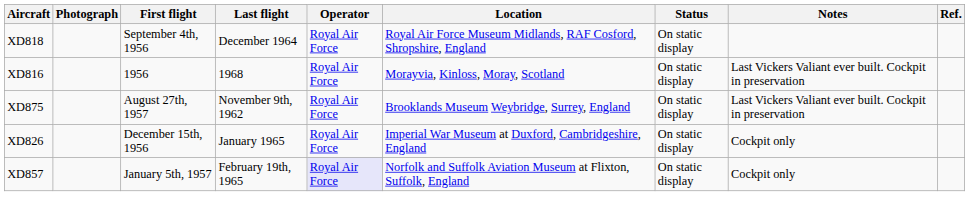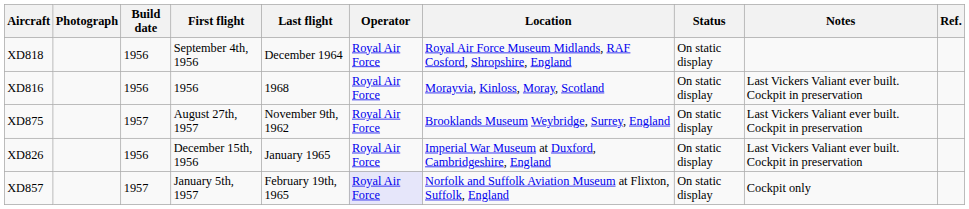+ column: (146, 21)
(763, 140) Cockpit only -> (823, 154) Last Vickers Valiant ever built. Cockpit in preservation
